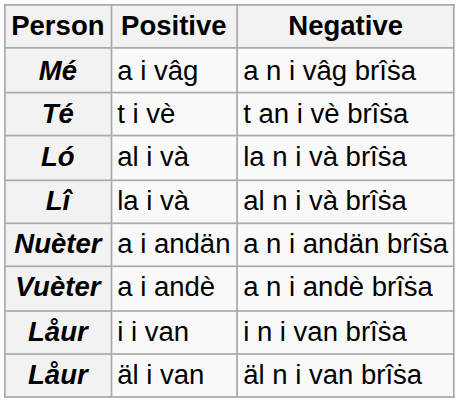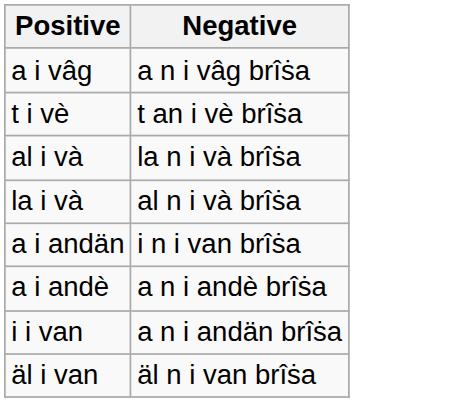- column: (58, 26)
(346, 244) a n i andän brîṡa -> (219, 244) i n i van brîṡa
(325, 331) i n i van brîṡa -> (240, 331) a n i andän brîṡa
